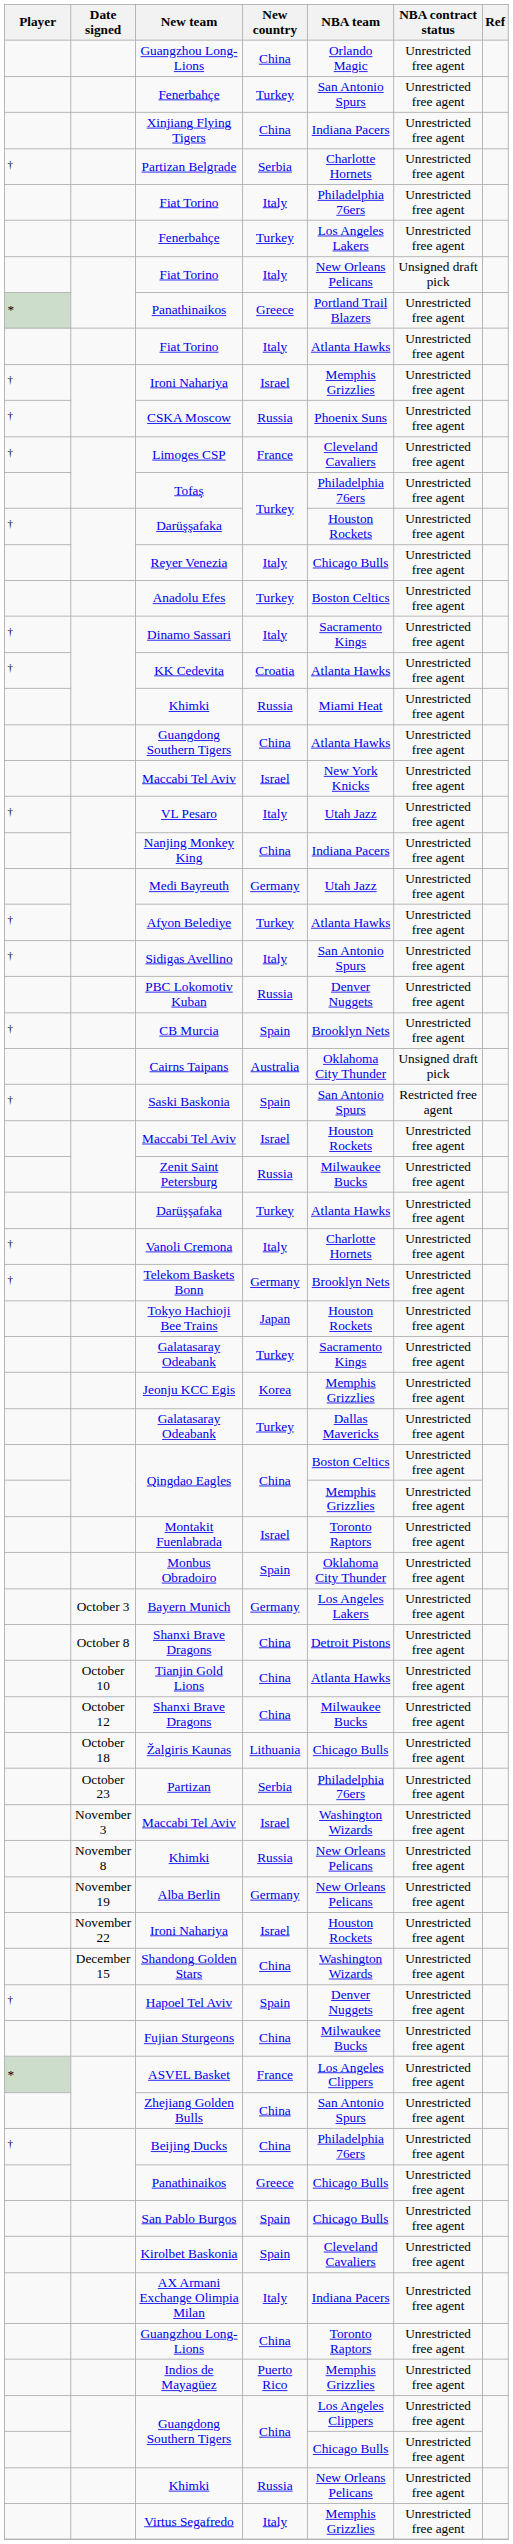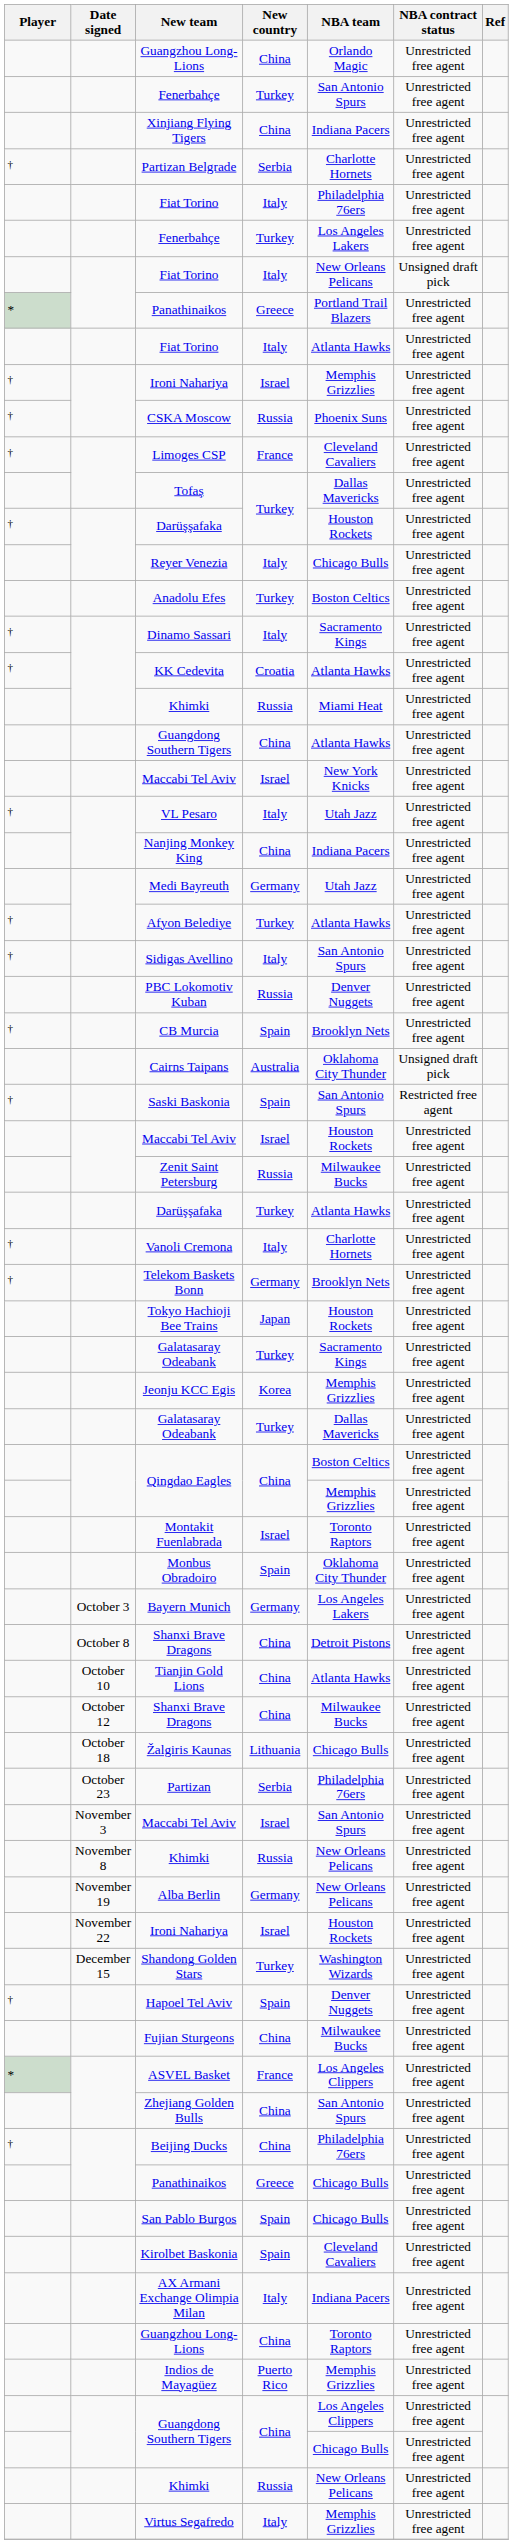(351, 490) Philadelphia 76ers -> (351, 490) Dallas Mavericks
(351, 1822) Washington Wizards -> (351, 1822) San Antonio Spurs
(275, 1966) China -> (275, 1966) Turkey
